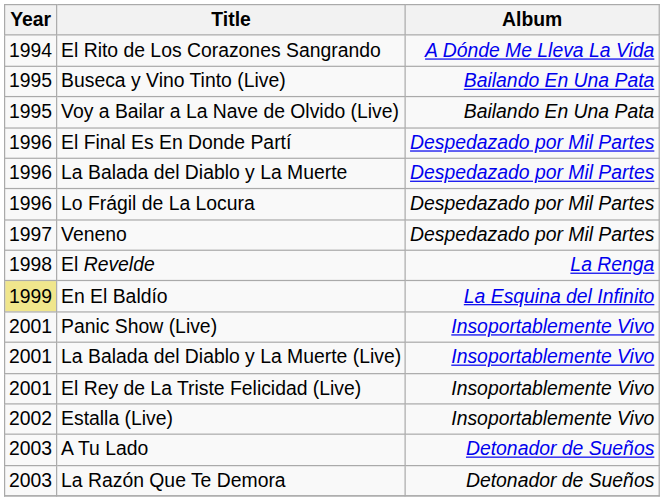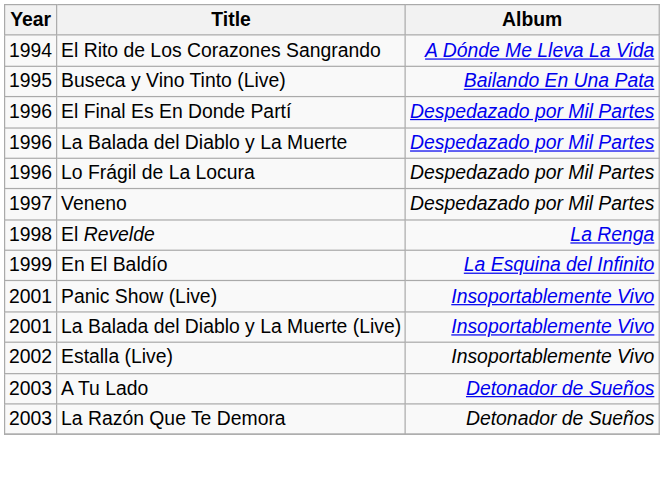- row: (230, 111)
(31, 296) khaki background -> (31, 265) no background
- row: (211, 388)
